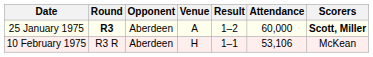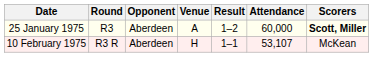(107, 28) bold -> (107, 28) normal
(277, 44) 53,106 -> (277, 44) 53,107
